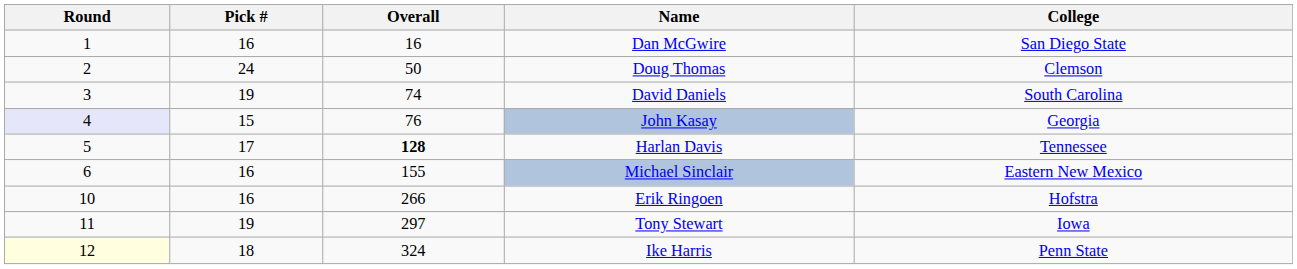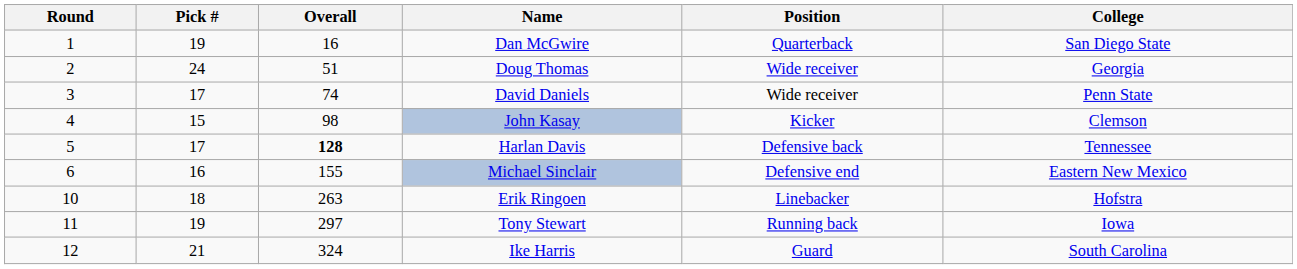+ column: (812, 17)
(246, 43) 16 -> (197, 43) 19
(413, 69) 50 -> (330, 69) 51
(1073, 69) Clemson -> (1118, 69) Georgia
(246, 95) 19 -> (197, 95) 17
(1073, 95) South Carolina -> (1118, 95) Penn State
(87, 120) lavender background -> (70, 120) no background
(413, 120) 76 -> (330, 120) 98
(1073, 120) Georgia -> (1118, 120) Clemson
(246, 198) 16 -> (197, 198) 18
(413, 198) 266 -> (330, 198) 263
(87, 250) lightyellow background -> (70, 250) no background
(246, 250) 18 -> (197, 250) 21
(1073, 250) Penn State -> (1118, 250) South Carolina
